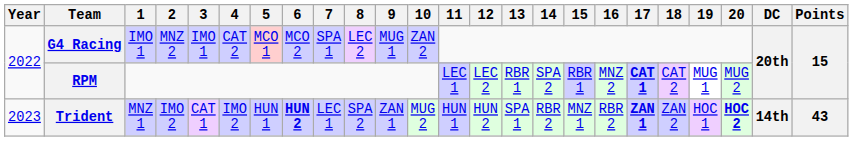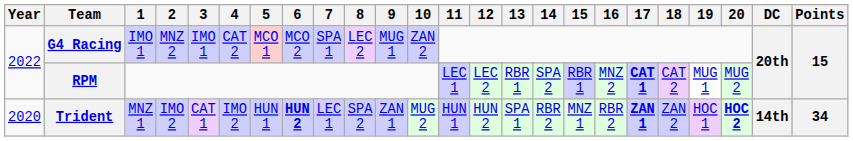(24, 117) 2023 -> (24, 117) 2020
(820, 117) 43 -> (820, 117) 34
